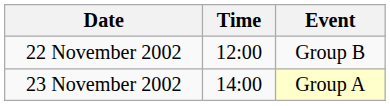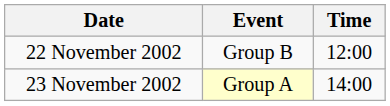columns swapped: (239, 20) <-> (330, 20)
